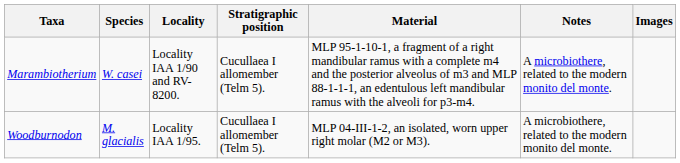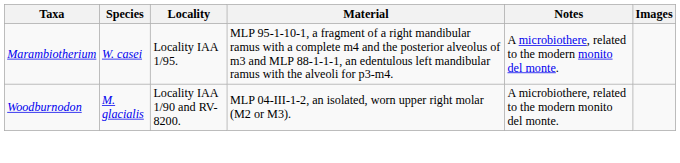- column: (263, 20)
(175, 74) Locality IAA 1/90 and RV-8200. -> (186, 53) Locality IAA 1/95.
(177, 134) Locality IAA 1/95. -> (186, 107) Locality IAA 1/90 and RV-8200.
